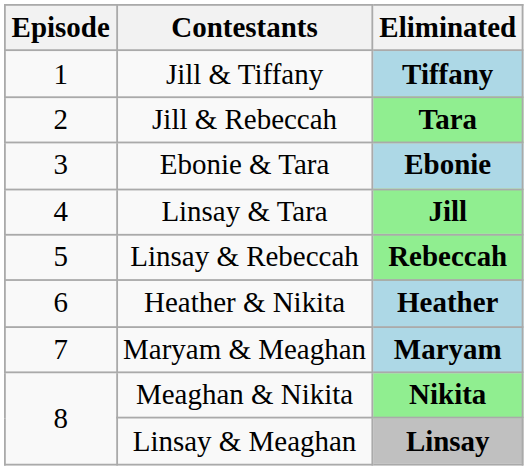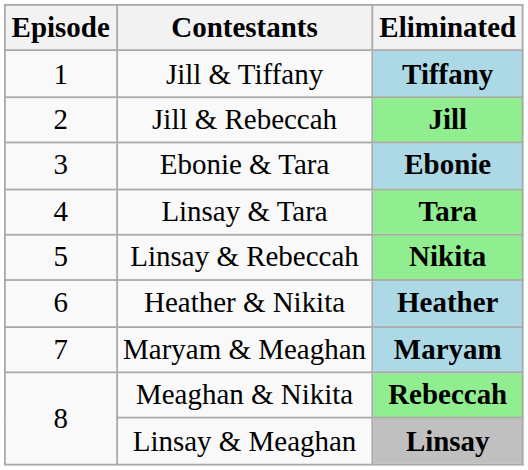(448, 119) Tara -> (448, 119) Jill
(448, 211) Jill -> (448, 211) Tara
(448, 257) Rebeccah -> (448, 257) Nikita
(448, 394) Nikita -> (448, 394) Rebeccah
